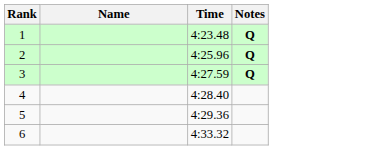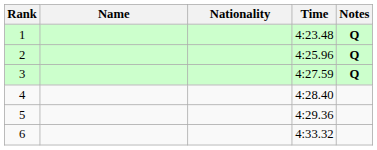+ column: (240, 14)
